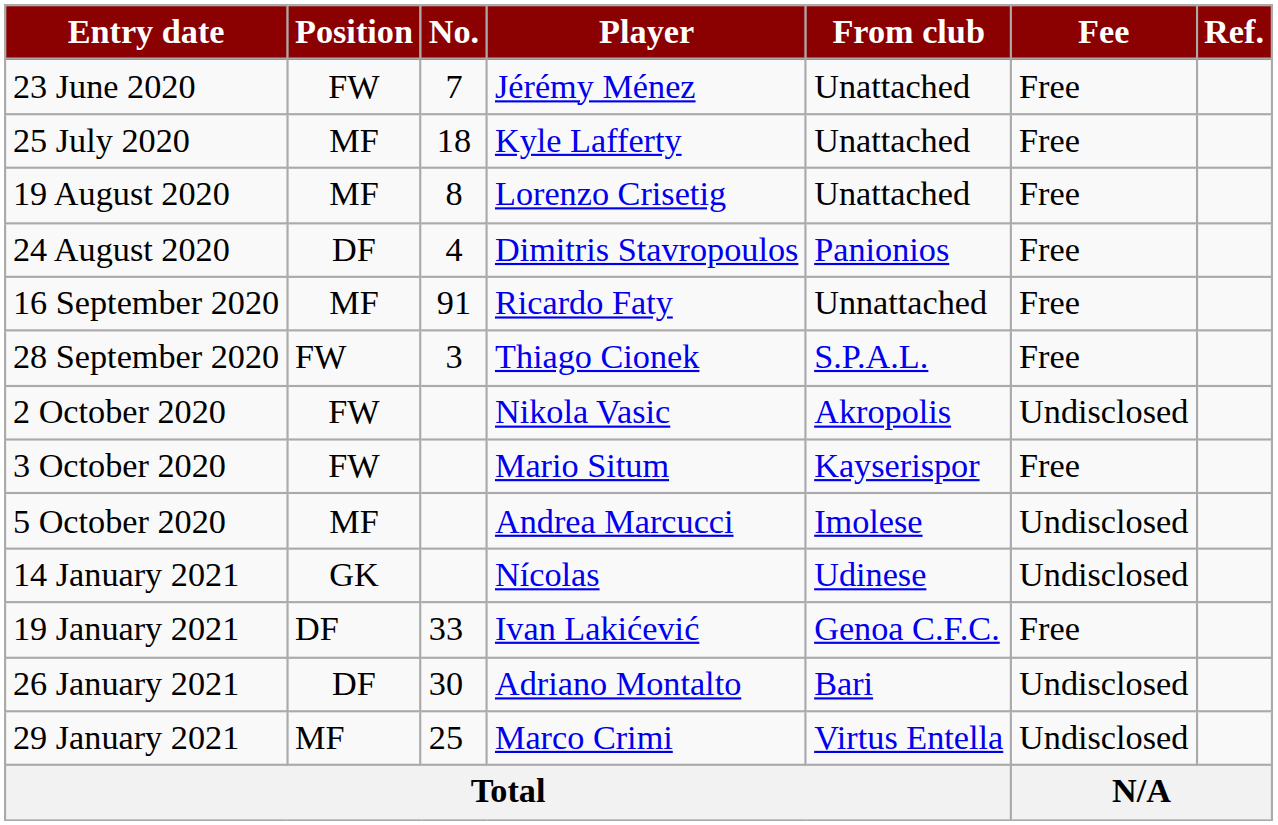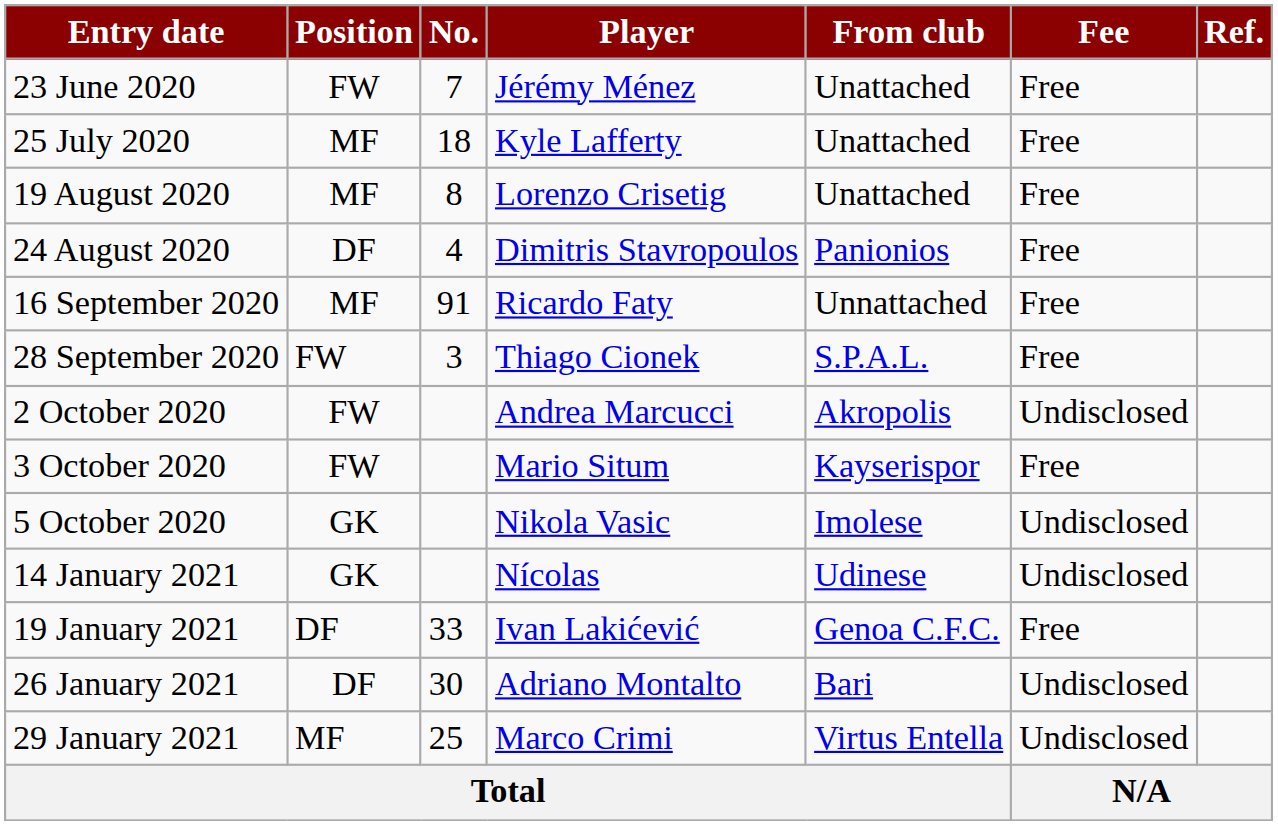(583, 411) Nikola Vasic -> (614, 411) Andrea Marcucci
(354, 520) MF -> (354, 520) GK
(614, 520) Andrea Marcucci -> (583, 520) Nikola Vasic
